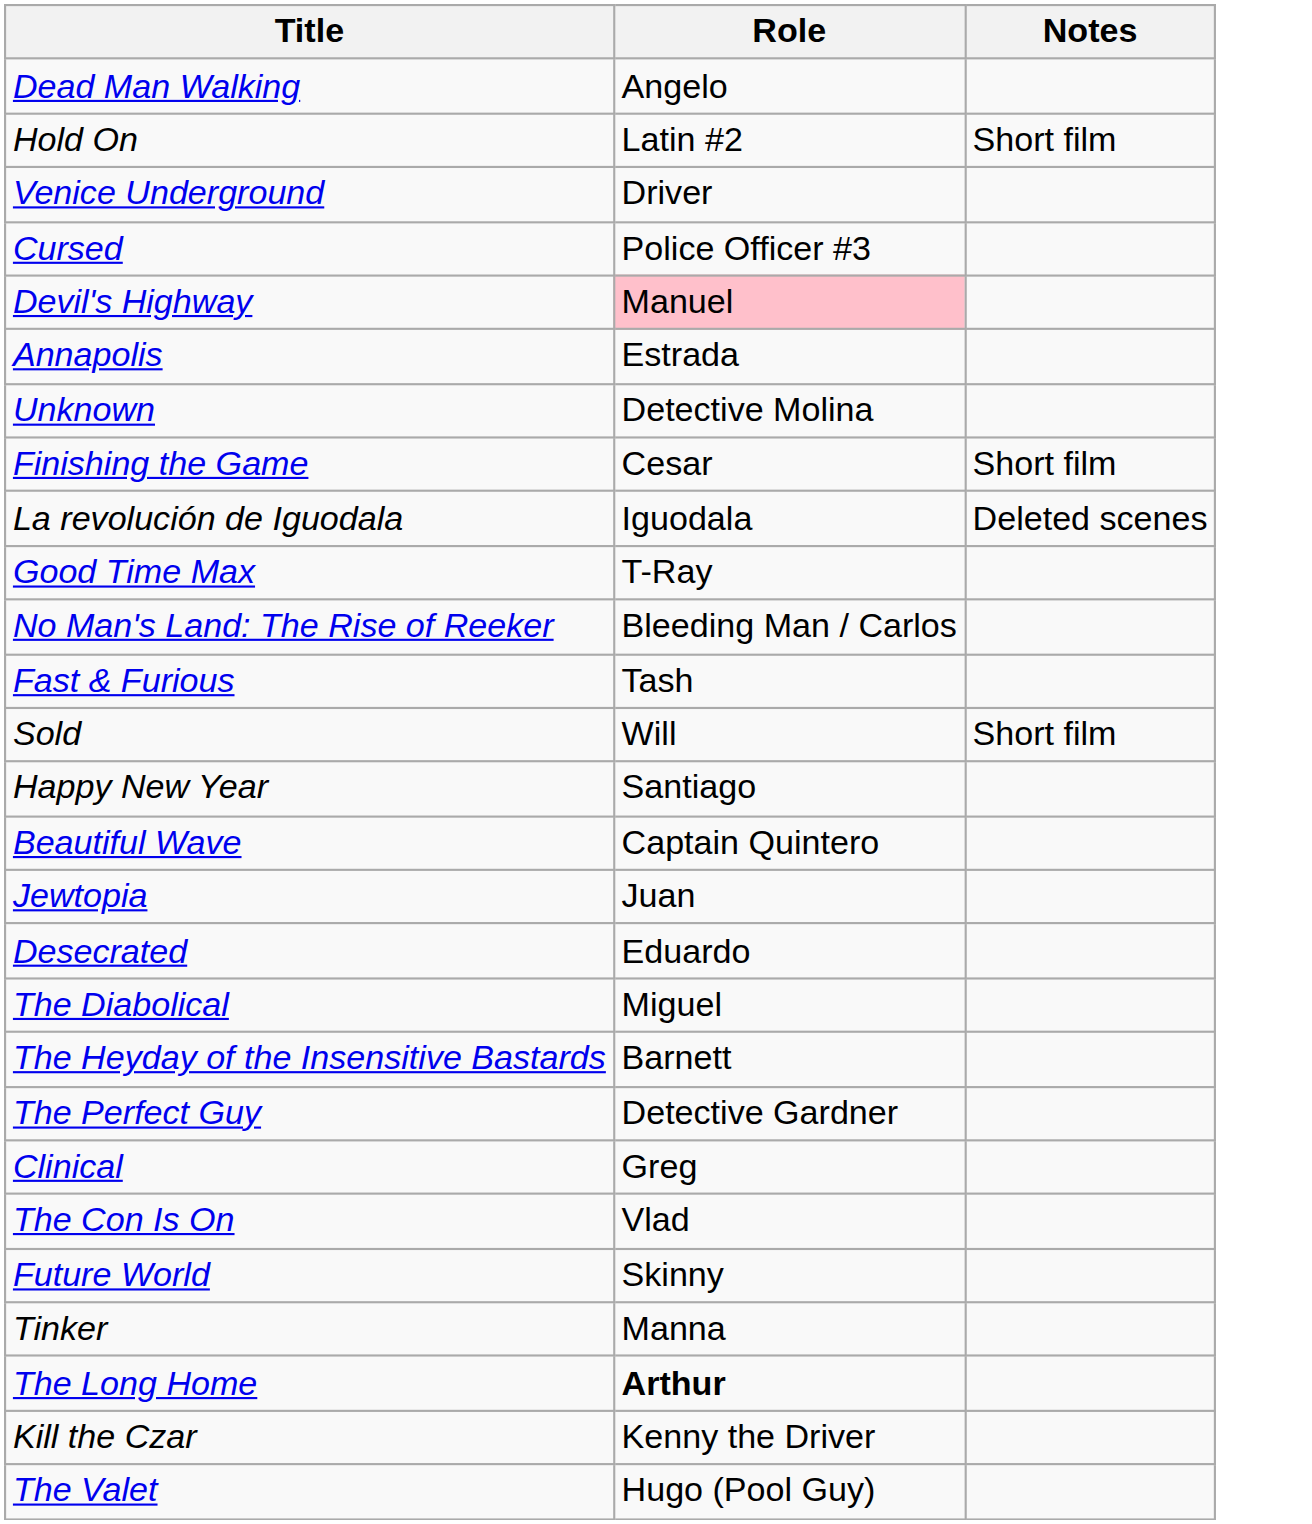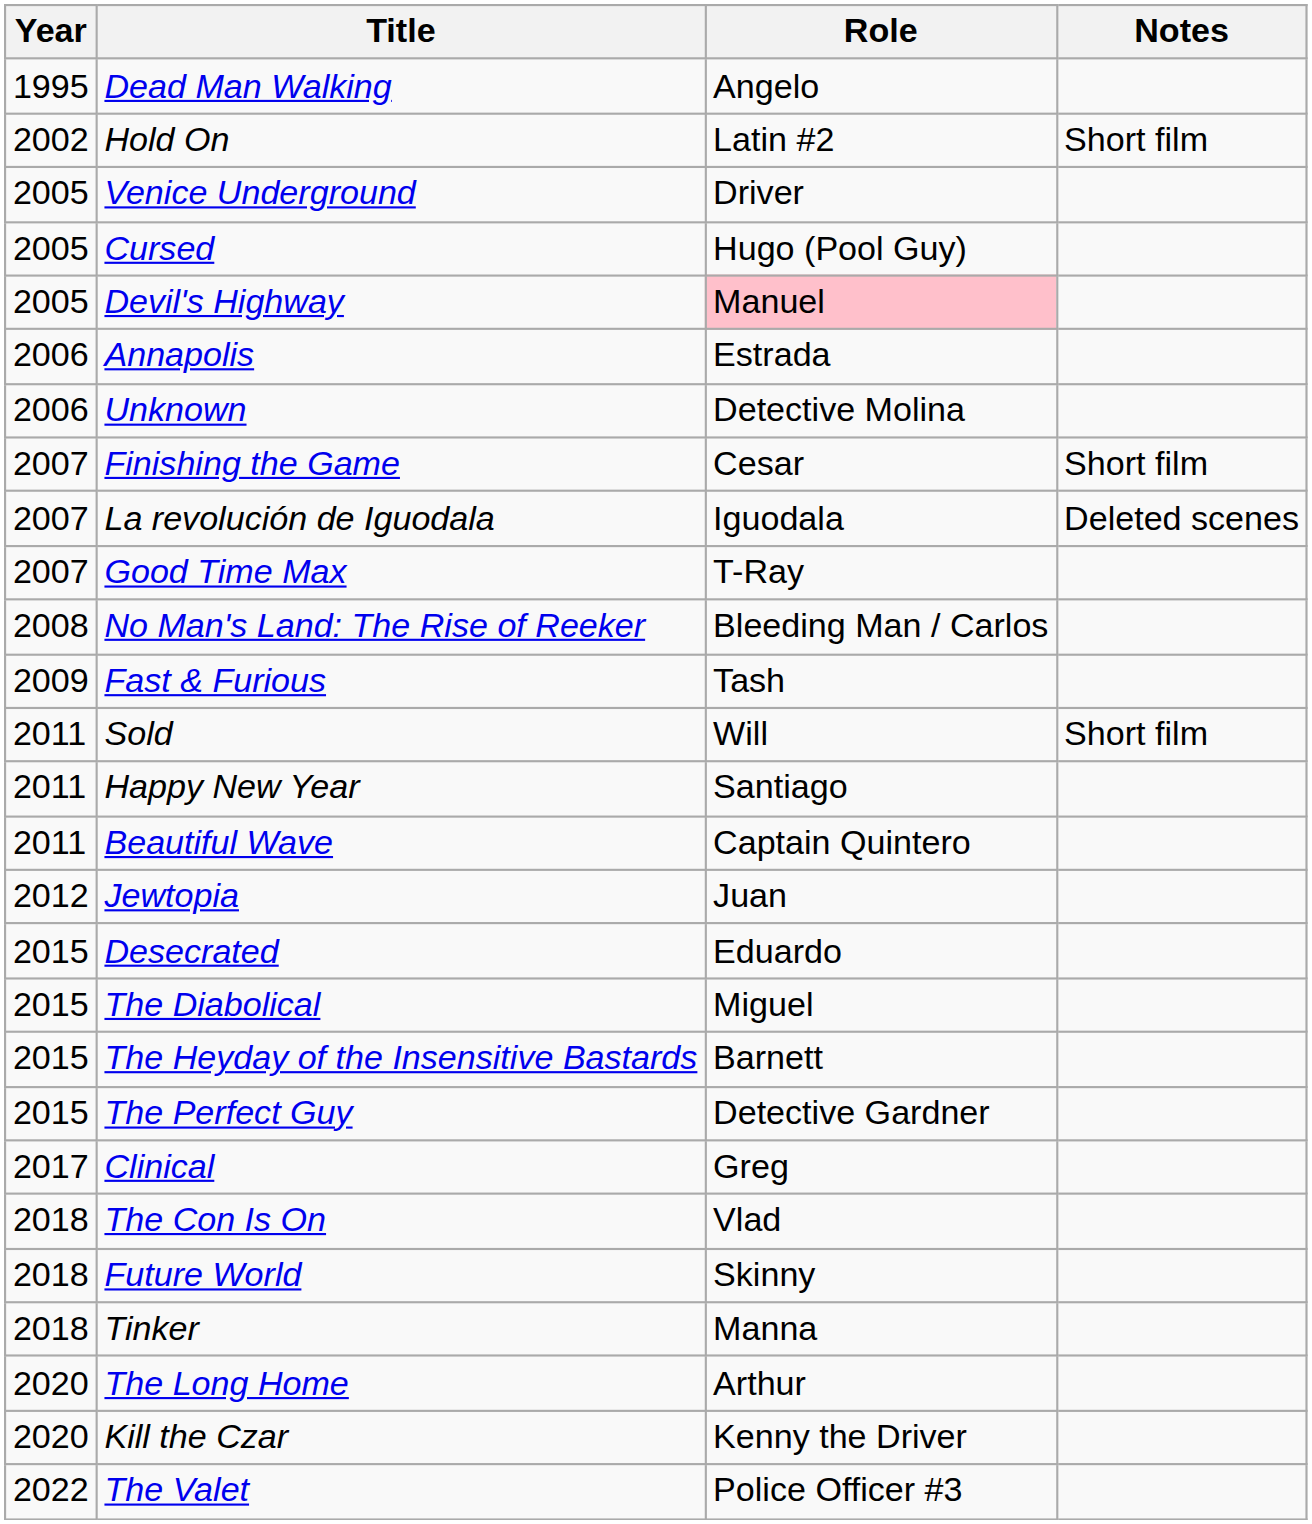+ column: (51, 31)
(746, 247) Police Officer #3 -> (840, 247) Hugo (Pool Guy)
(674, 1382) bold -> (760, 1382) normal
(748, 1490) Hugo (Pool Guy) -> (838, 1490) Police Officer #3
